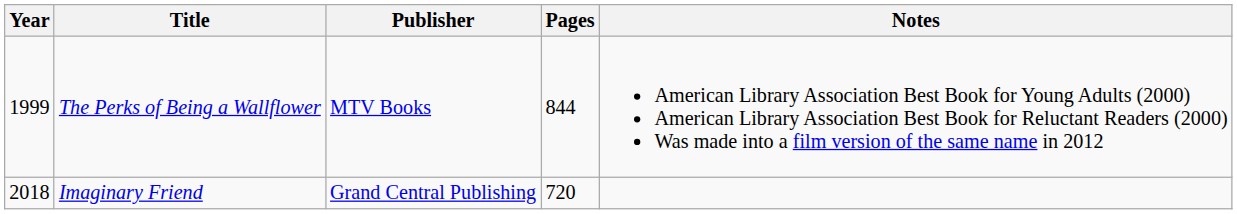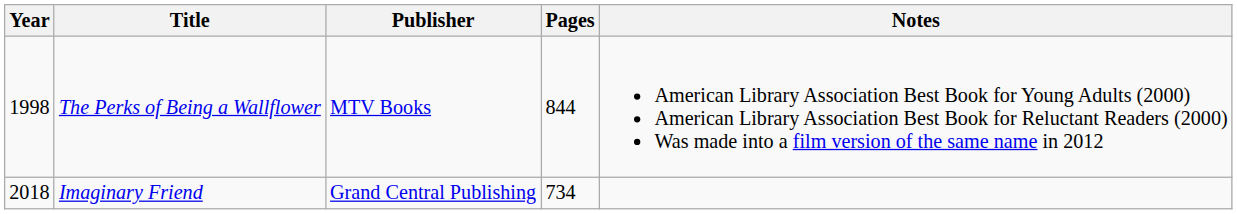(29, 106) 1999 -> (29, 106) 1998
(561, 192) 720 -> (561, 192) 734
